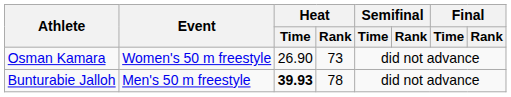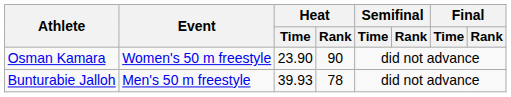(295, 59) 26.90 -> (295, 59) 23.90
(335, 59) 73 -> (335, 59) 90
(295, 81) bold -> (295, 81) normal
